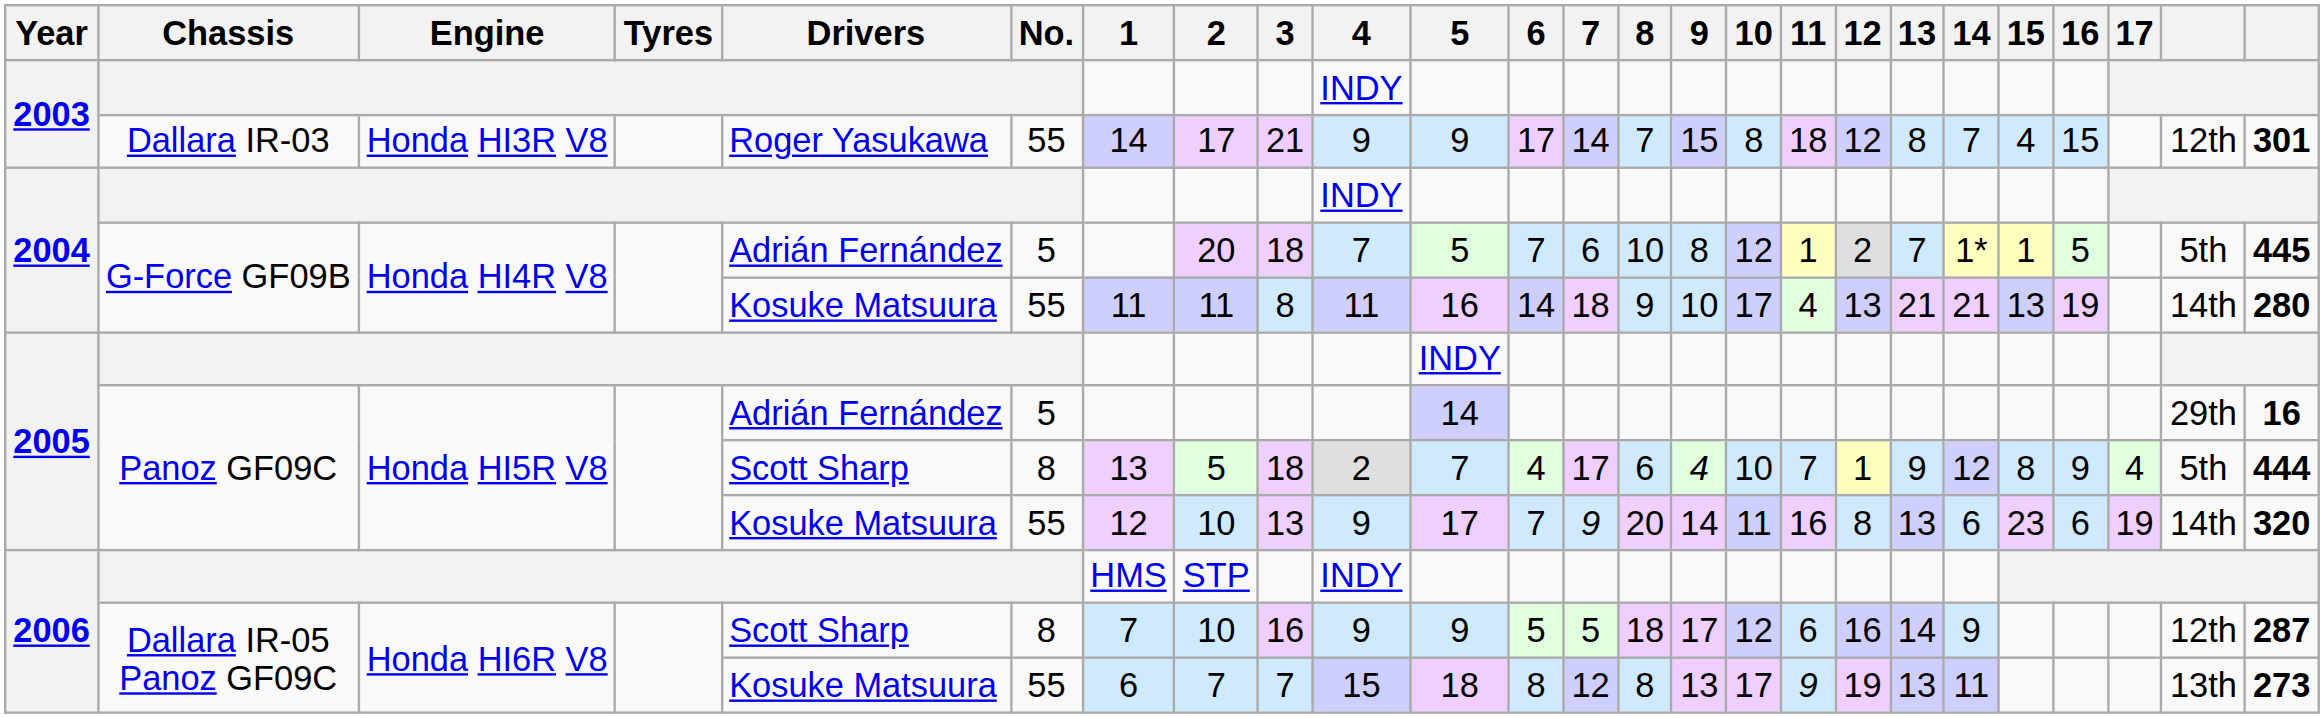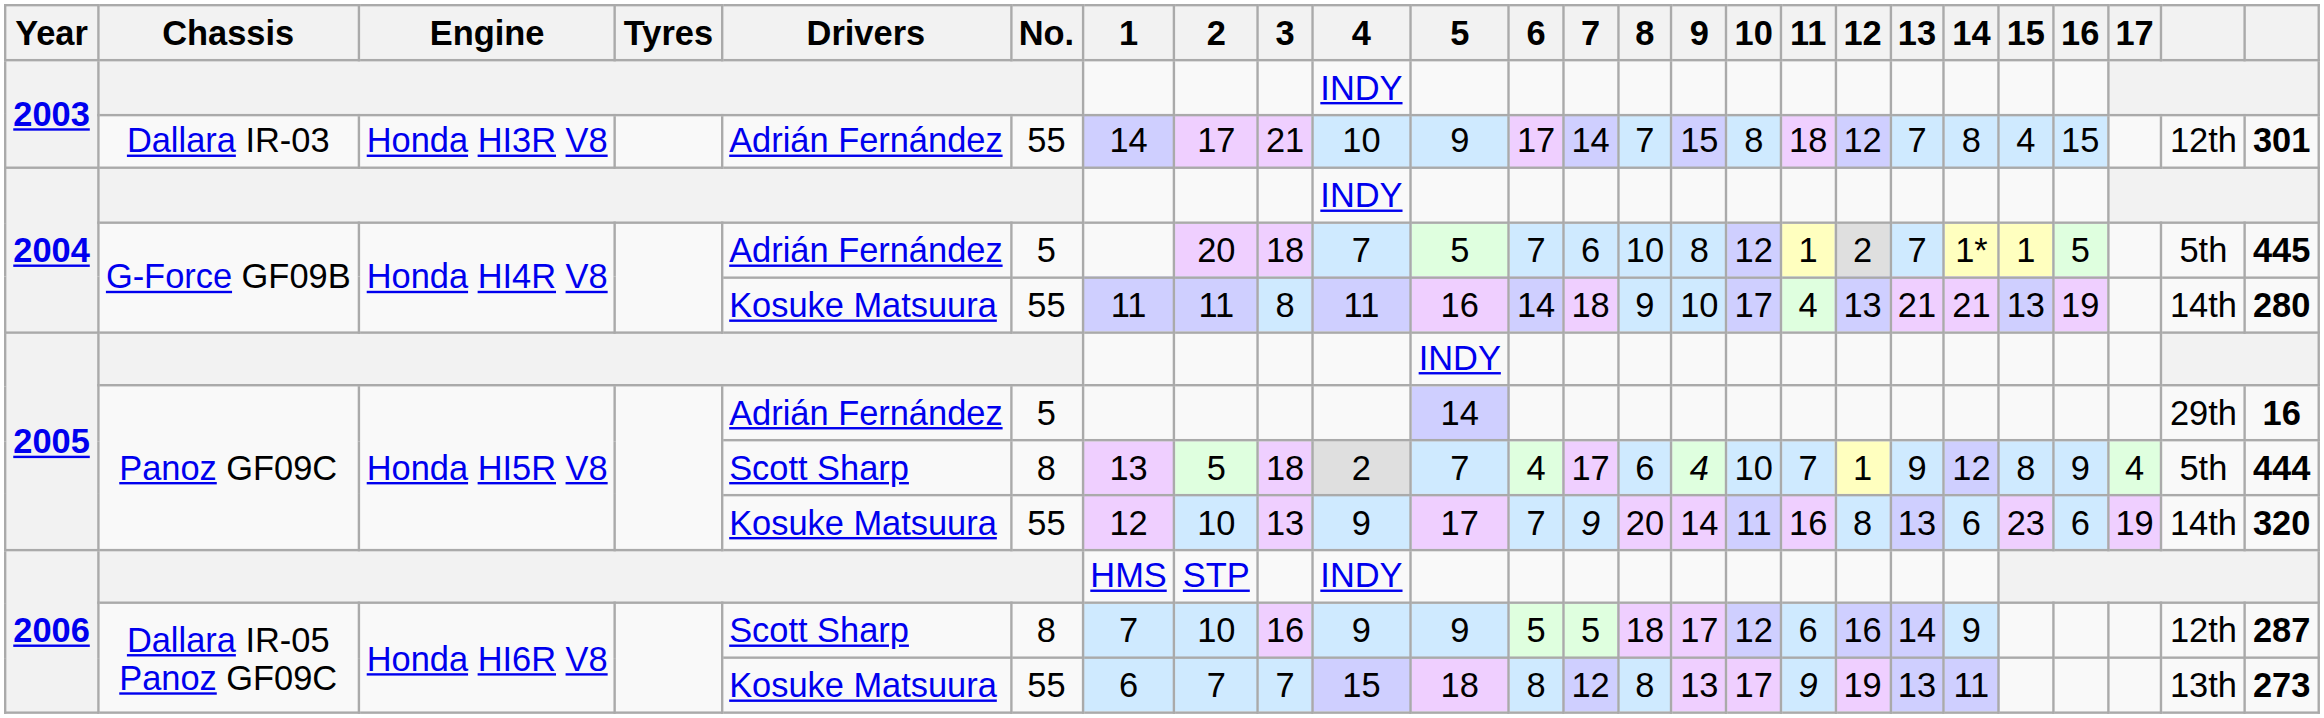(859, 142) Roger Yasukawa -> (866, 142) Adrián Fernández
(1361, 142) 9 -> (1361, 142) 10
(1917, 142) 8 -> (1917, 142) 7
(1971, 142) 7 -> (1971, 142) 8
